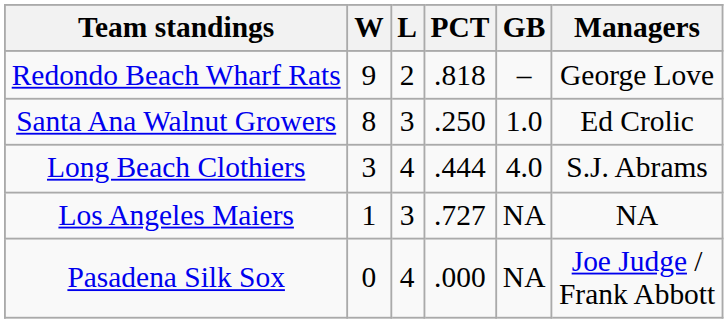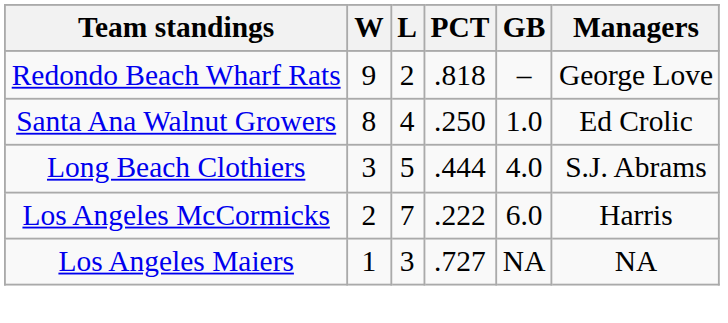(407, 121) 3 -> (407, 121) 4
(407, 167) 4 -> (407, 167) 5
+ row: (176, 214)
- row: (176, 277)
